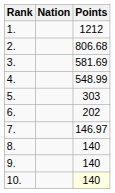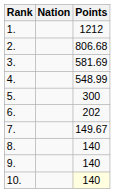(91, 96) 303 -> (91, 96) 300
(91, 130) 146.97 -> (91, 130) 149.67
